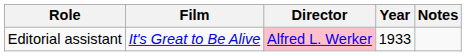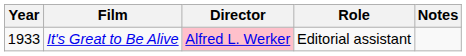columns swapped: (395, 16) <-> (65, 16)
